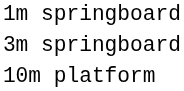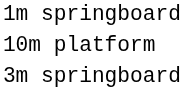rows swapped: (92, 45) <-> (79, 76)
